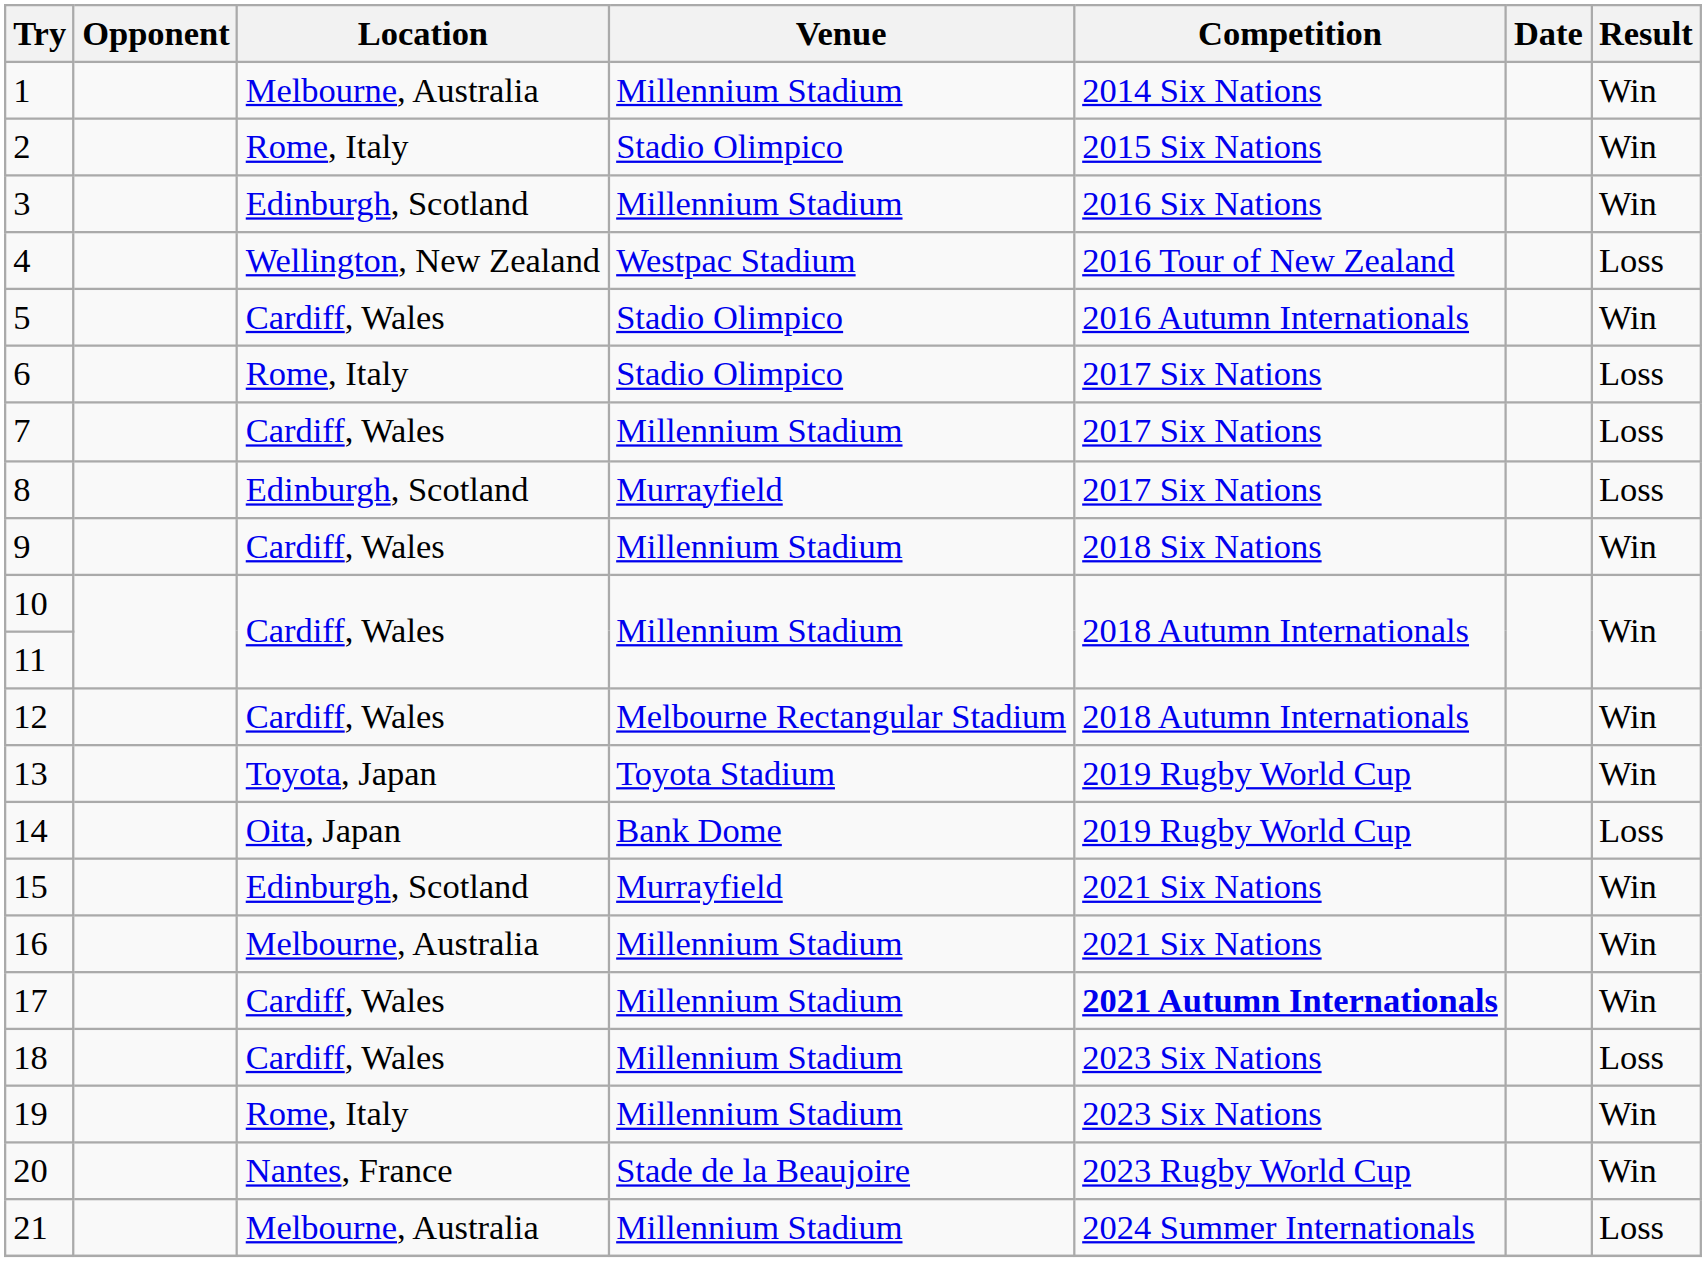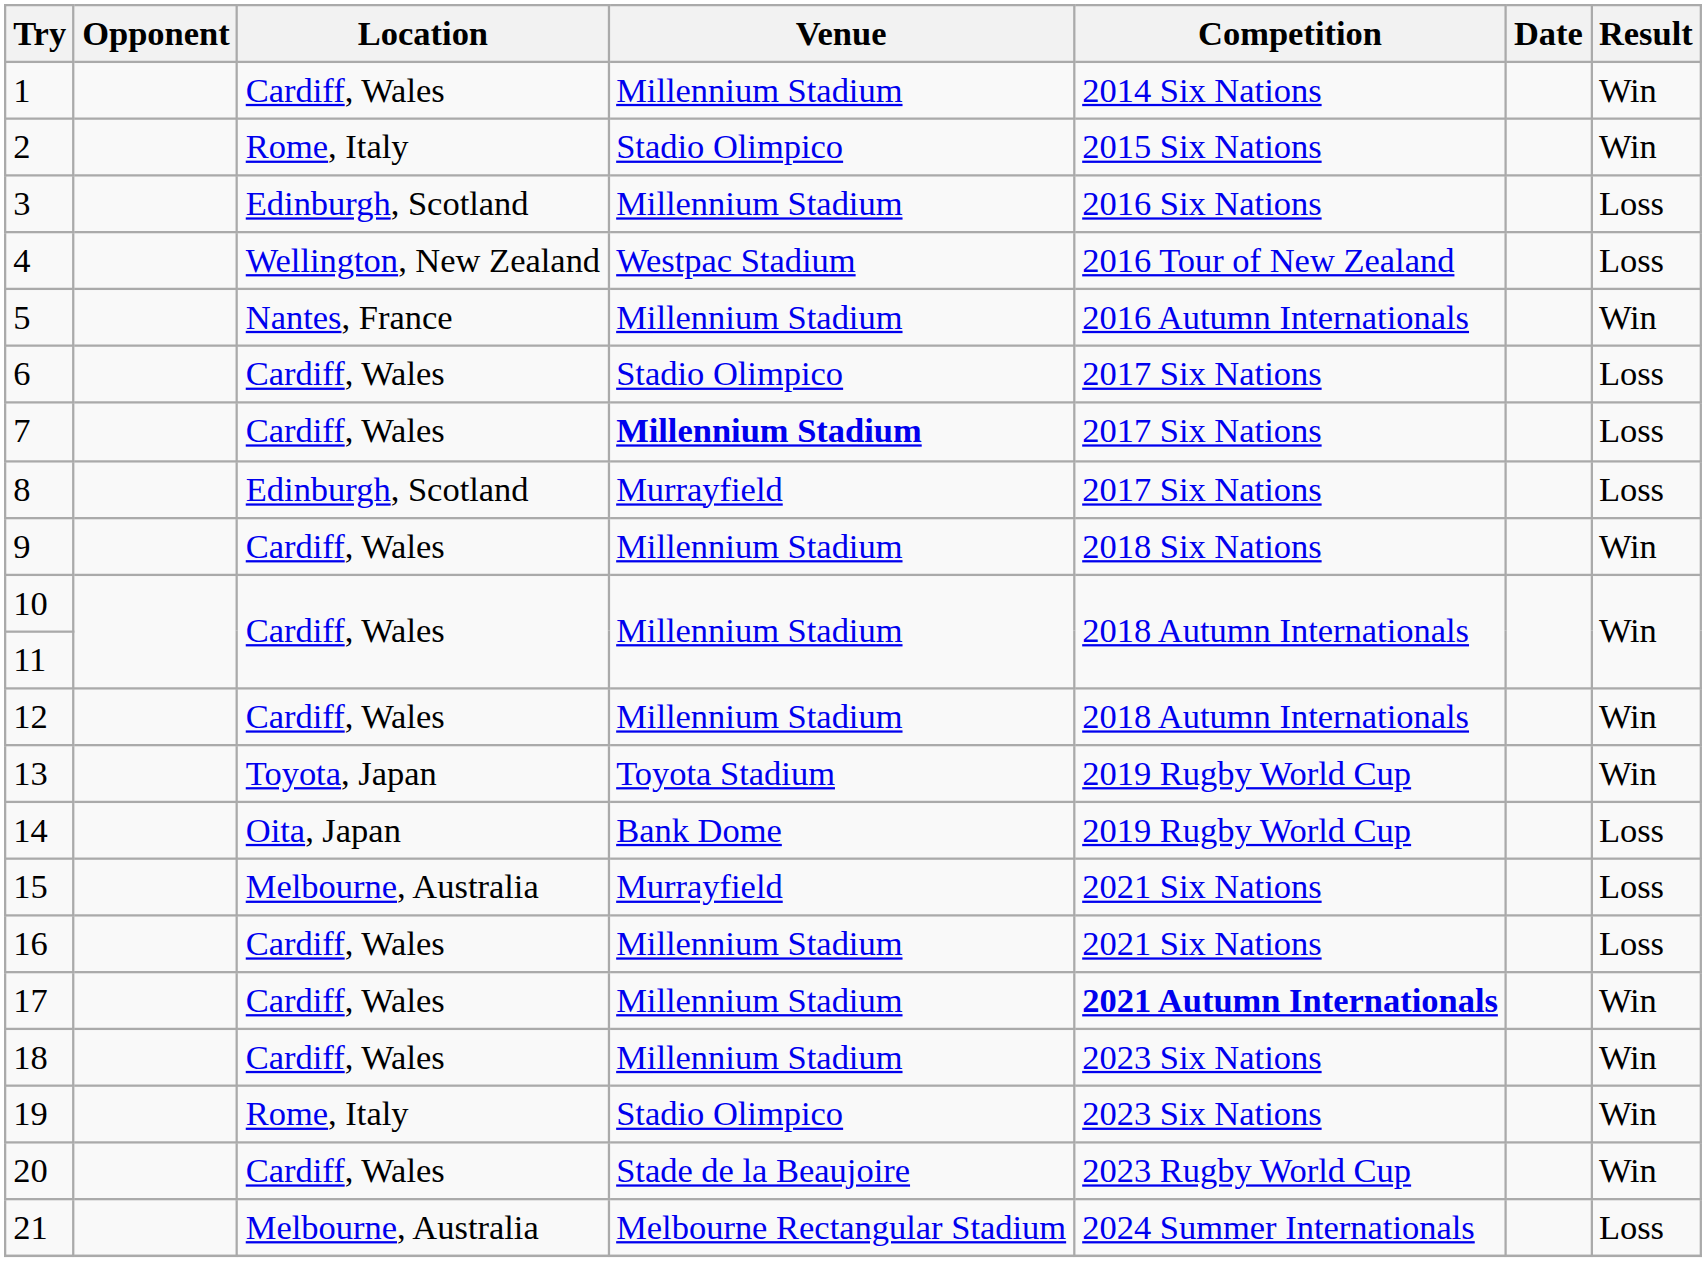(392, 90) Melbourne, Australia -> (345, 90) Cardiff, Wales
(1628, 203) Win -> (1631, 203) Loss
(345, 317) Cardiff, Wales -> (349, 317) Nantes, France
(730, 317) Stadio Olimpico -> (759, 317) Millennium Stadium
(327, 374) Rome, Italy -> (345, 374) Cardiff, Wales
(759, 431) normal -> (769, 431) bold
(841, 715) Melbourne Rectangular Stadium -> (759, 715) Millennium Stadium
(387, 886) Edinburgh, Scotland -> (392, 886) Melbourne, Australia
(1628, 886) Win -> (1631, 886) Loss
(392, 943) Melbourne, Australia -> (345, 943) Cardiff, Wales
(1628, 943) Win -> (1631, 943) Loss
(1631, 1057) Loss -> (1628, 1057) Win
(759, 1114) Millennium Stadium -> (730, 1114) Stadio Olimpico
(349, 1170) Nantes, France -> (345, 1170) Cardiff, Wales
(759, 1227) Millennium Stadium -> (841, 1227) Melbourne Rectangular Stadium
